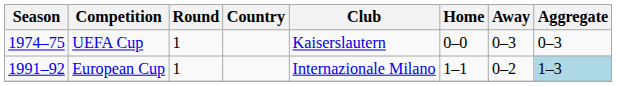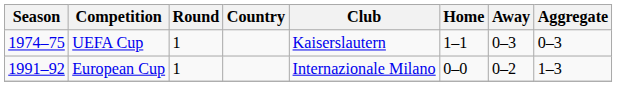(455, 42) 0–0 -> (455, 42) 1–1
(455, 68) 1–1 -> (455, 68) 0–0
(550, 68) lightblue background -> (550, 68) no background
